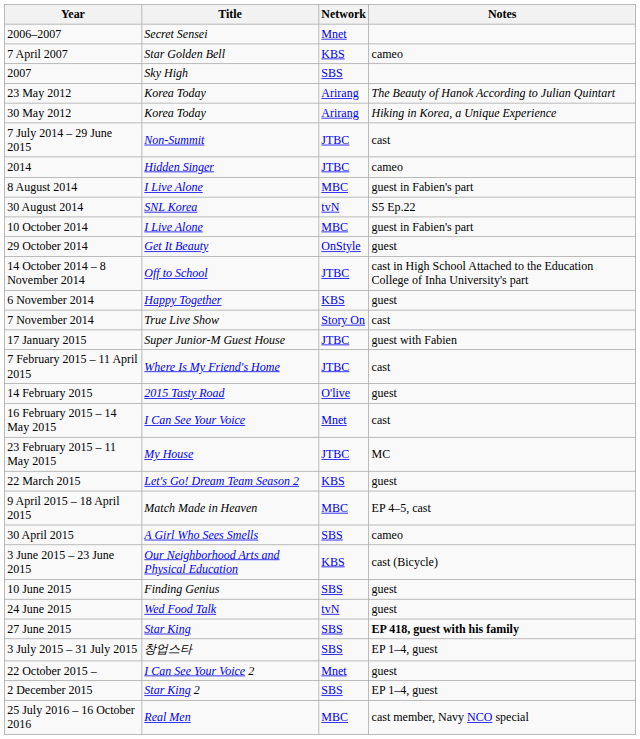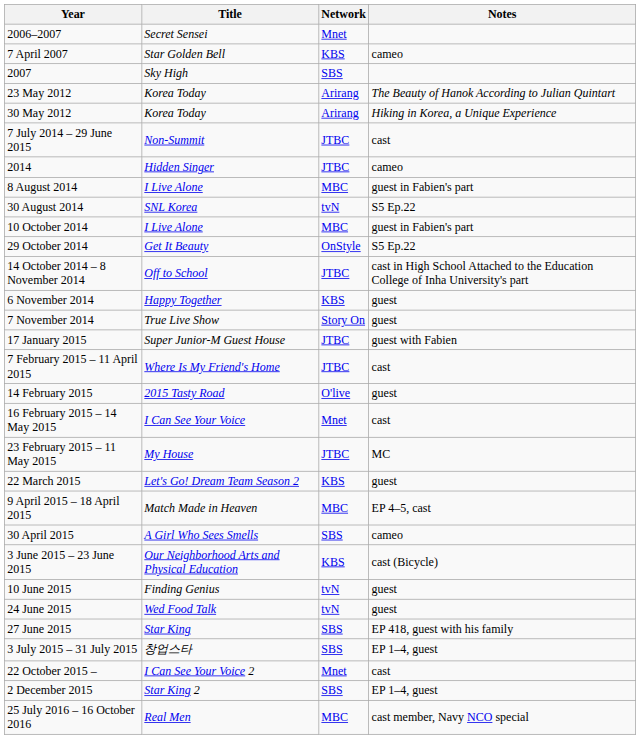(384, 246) guest -> (394, 246) S5 Ep.22
(381, 320) cast -> (384, 320) guest
(332, 589) SBS -> (330, 589) tvN
(445, 628) bold -> (442, 628) normal
(384, 670) guest -> (381, 670) cast
